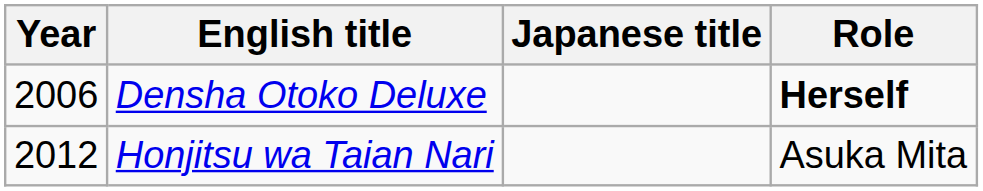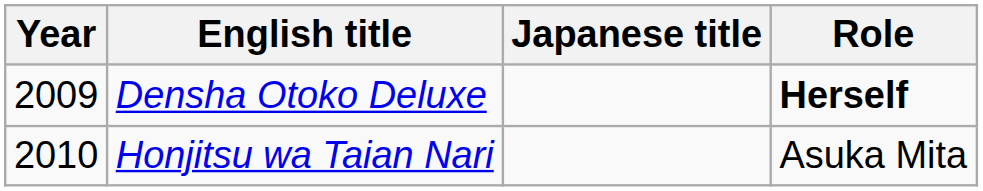(56, 94) 2006 -> (56, 94) 2009
(56, 154) 2012 -> (56, 154) 2010
